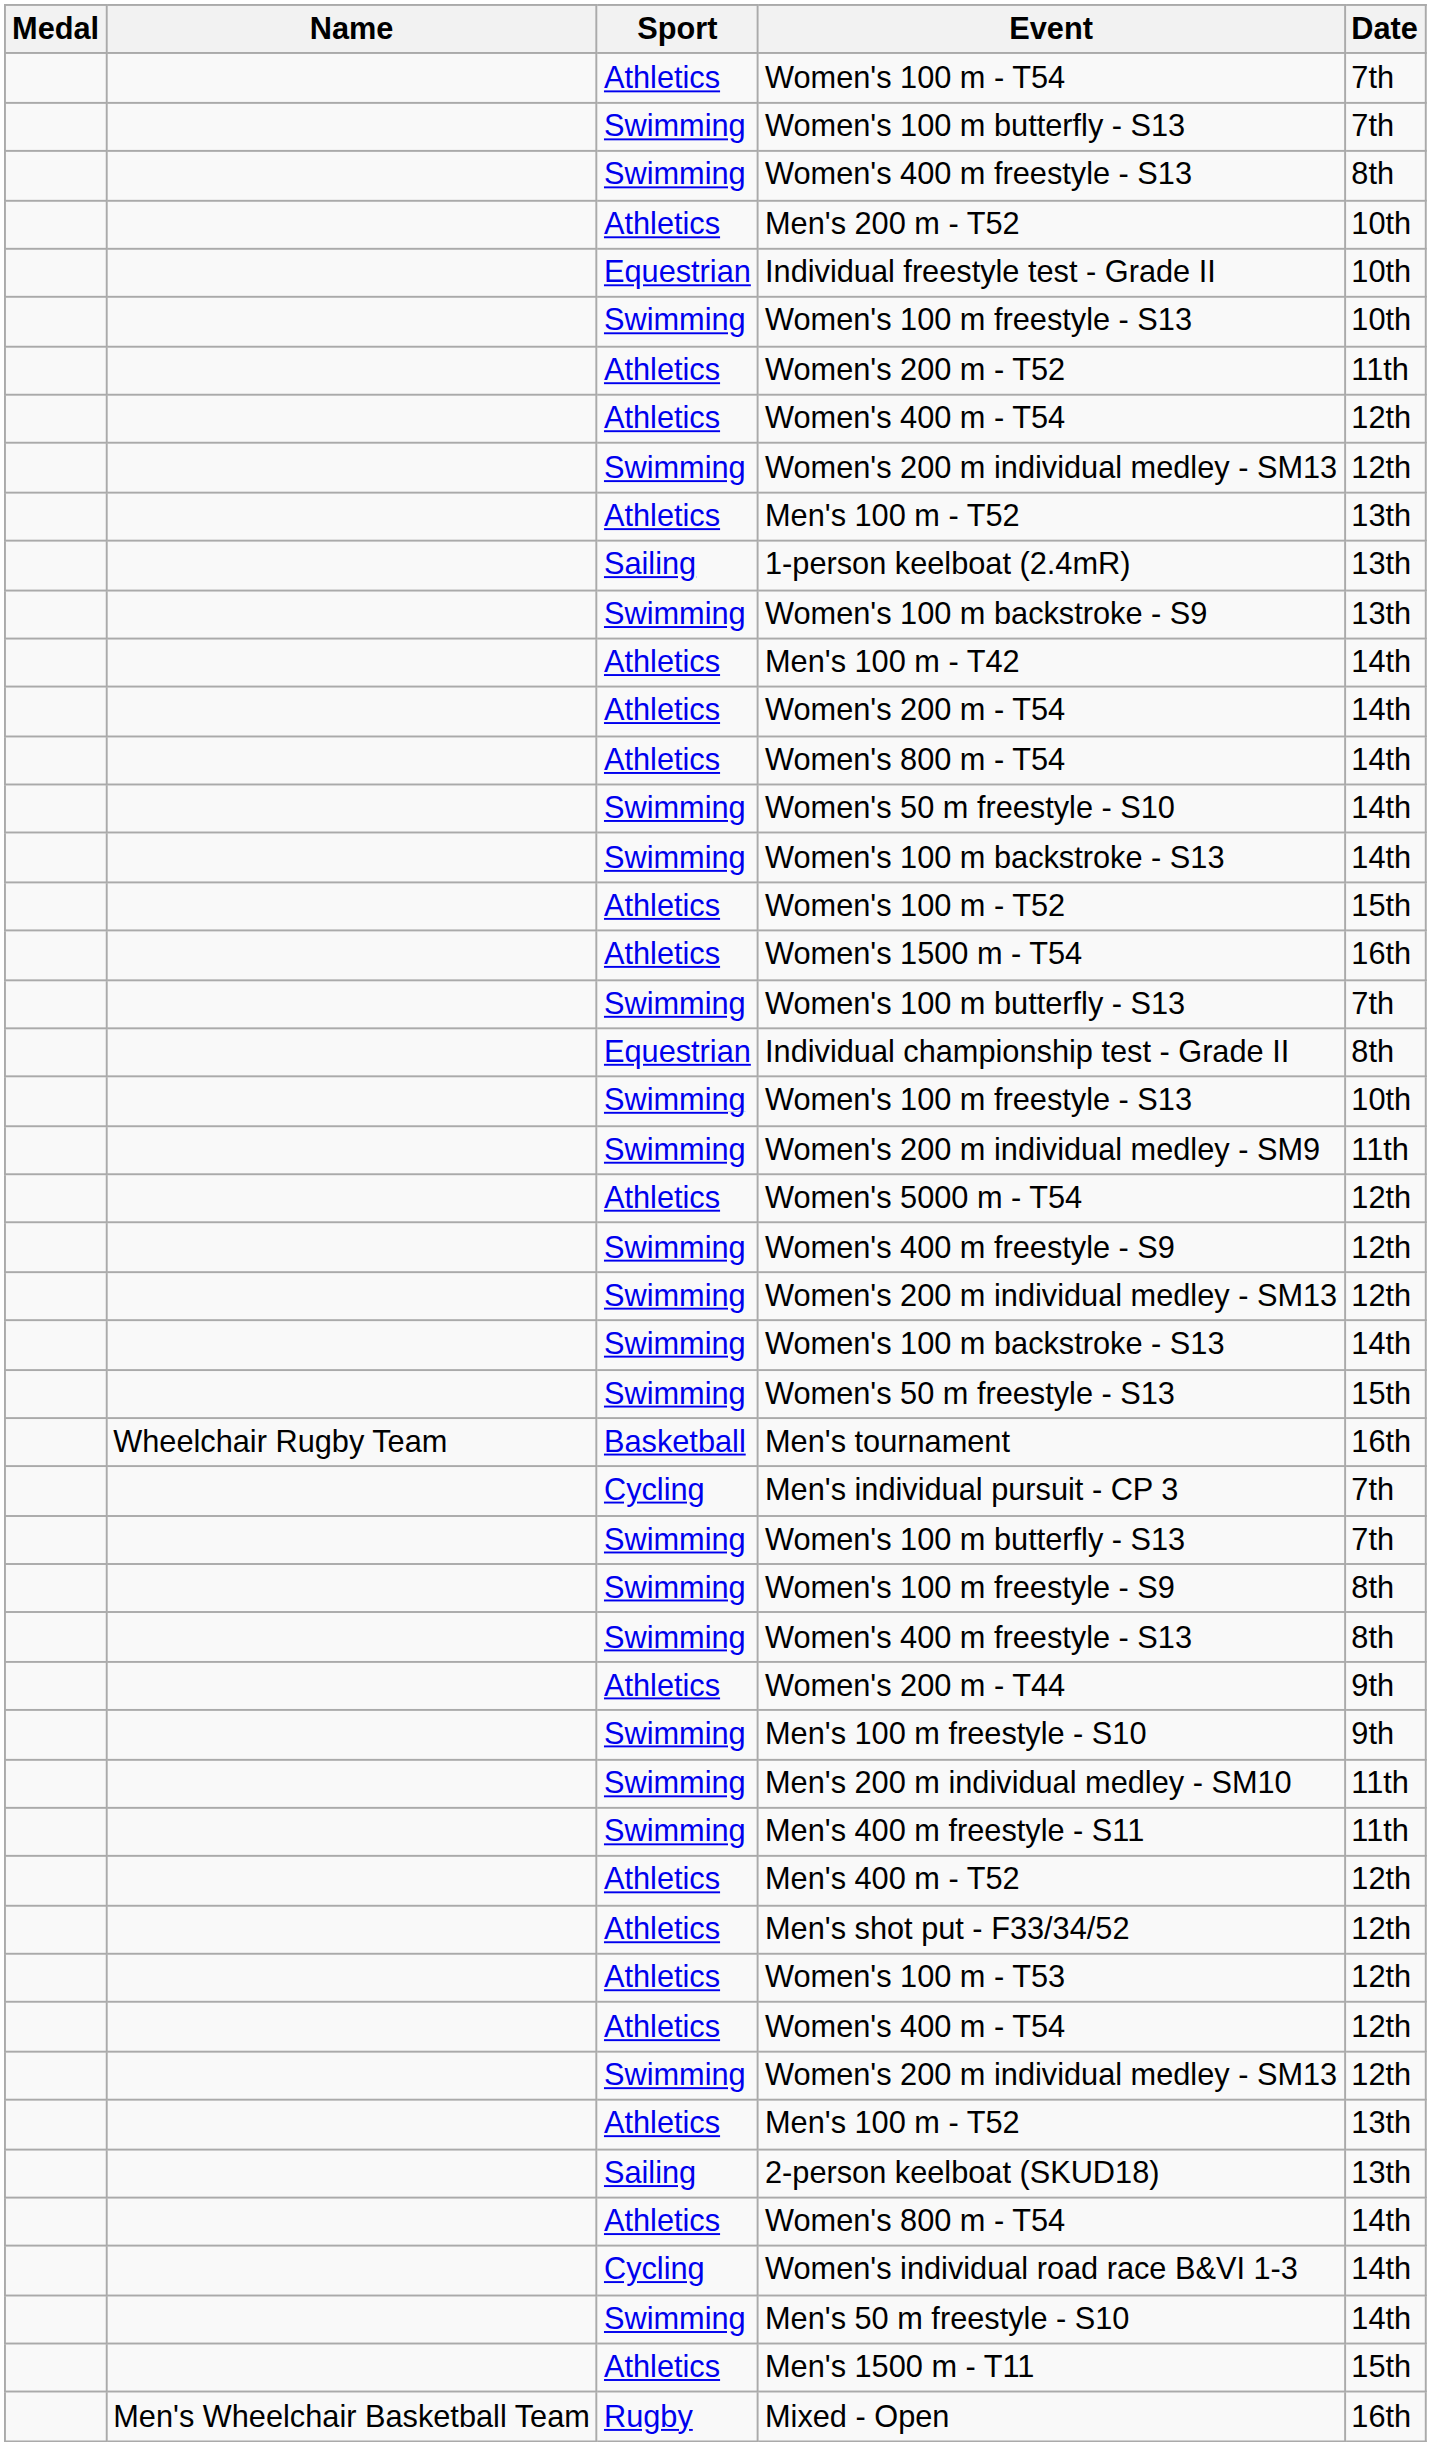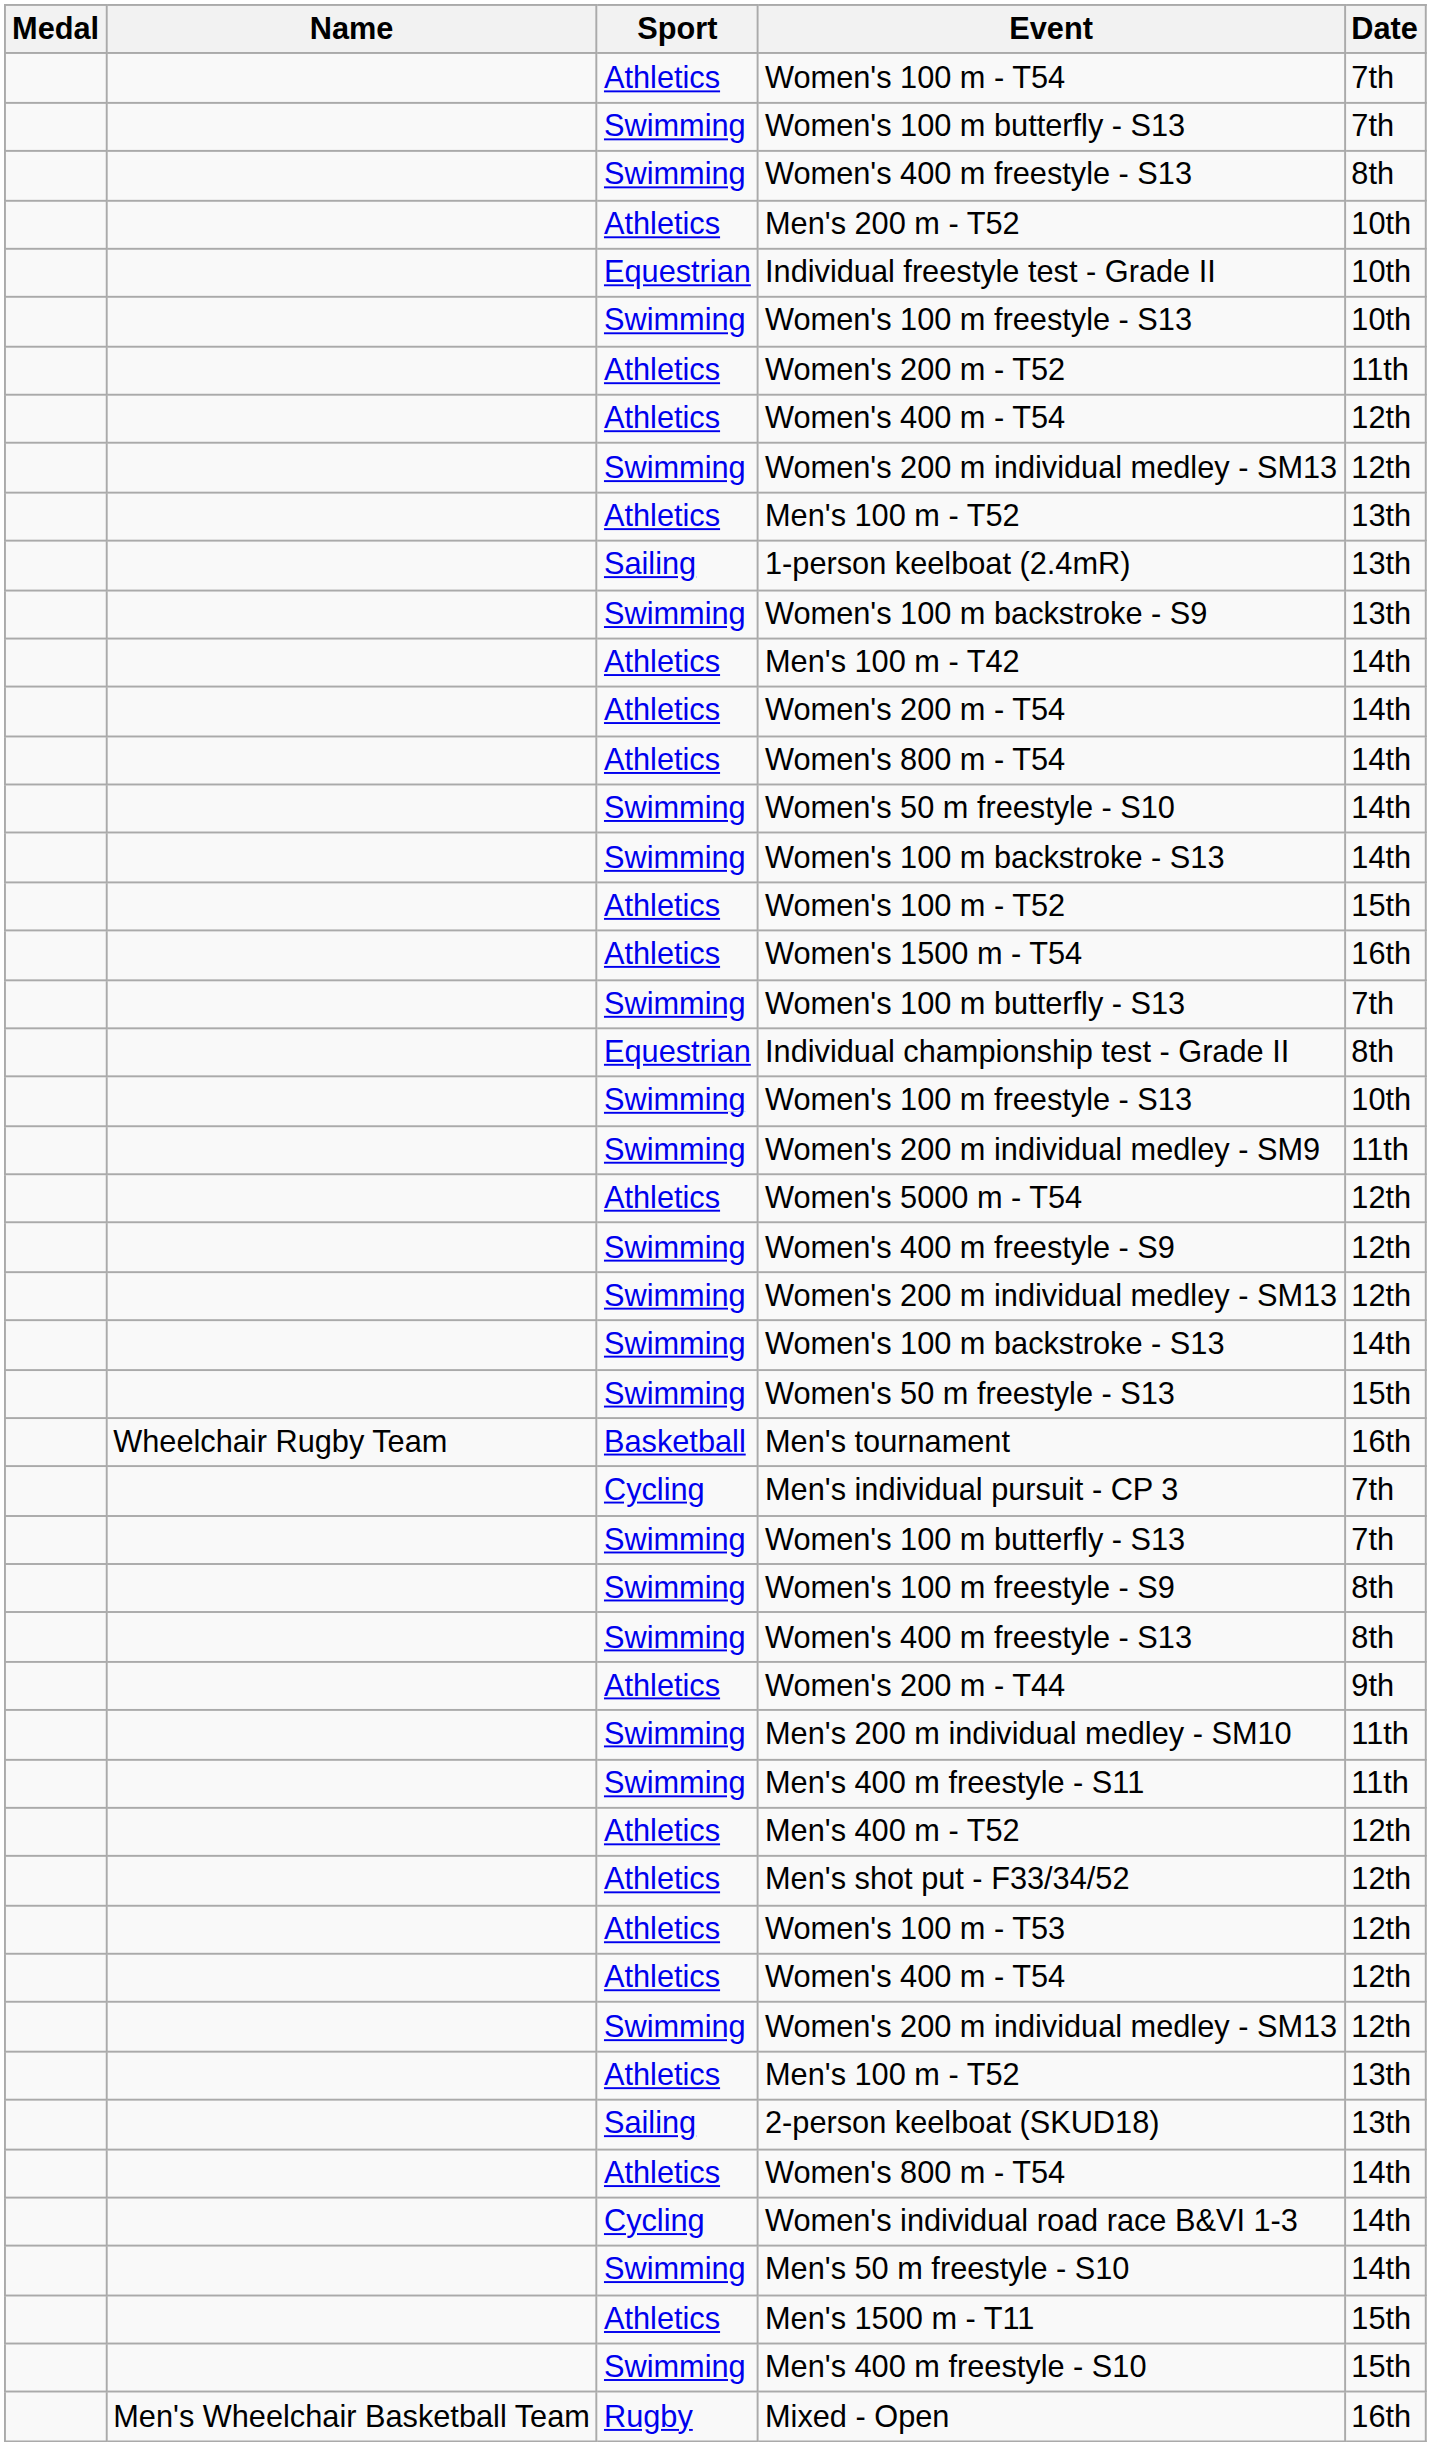- row: (675, 1734)
+ row: (675, 2367)
